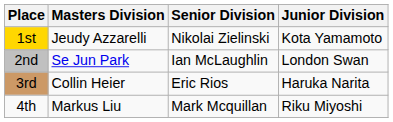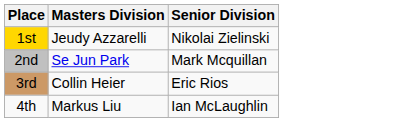- column: (333, 15)
(220, 60) Ian McLaughlin -> (219, 60) Mark Mcquillan
(219, 106) Mark Mcquillan -> (220, 106) Ian McLaughlin
